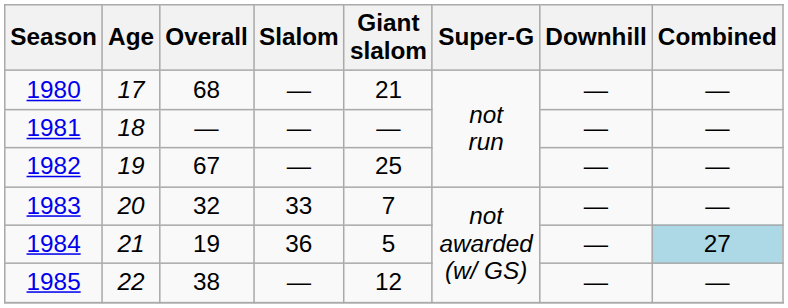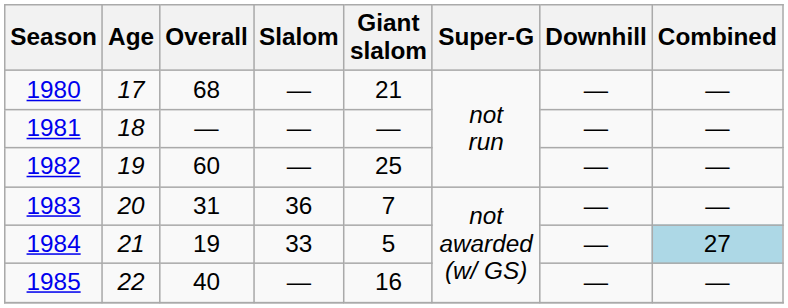(207, 166) 67 -> (207, 166) 60
(207, 205) 32 -> (207, 205) 31
(299, 205) 33 -> (299, 205) 36
(299, 243) 36 -> (299, 243) 33
(207, 282) 38 -> (207, 282) 40
(388, 282) 12 -> (388, 282) 16
